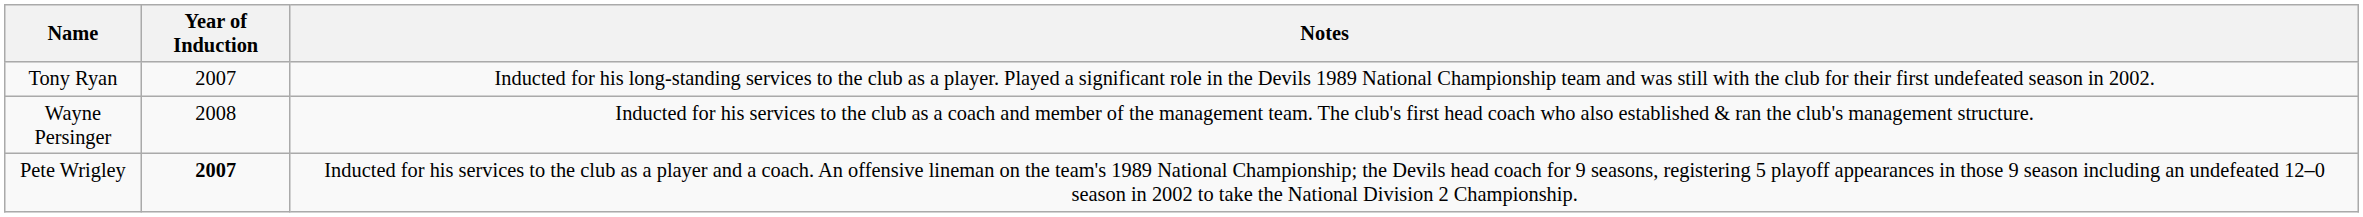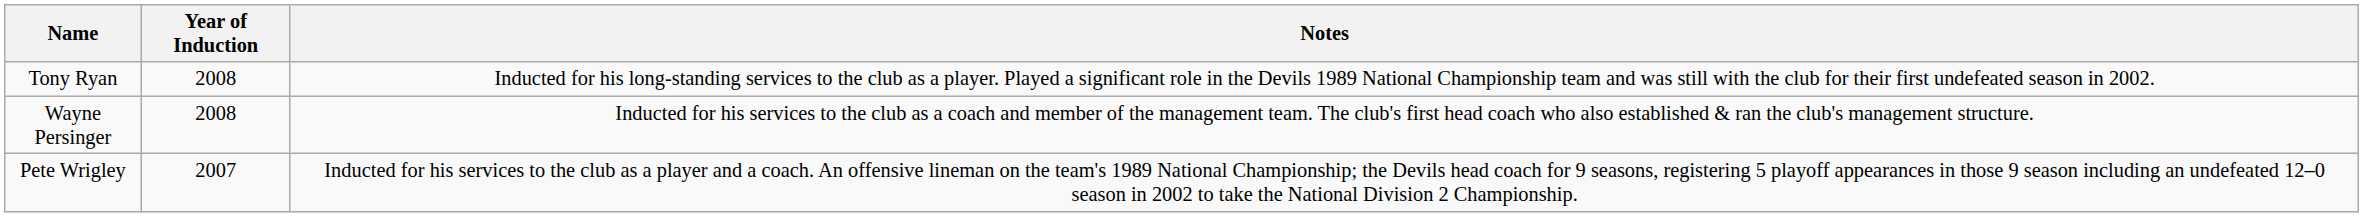(216, 78) 2007 -> (216, 78) 2008
(216, 169) bold -> (216, 169) normal
